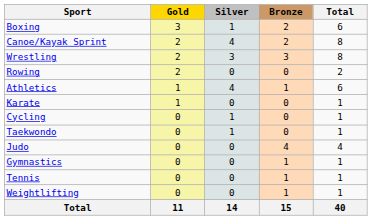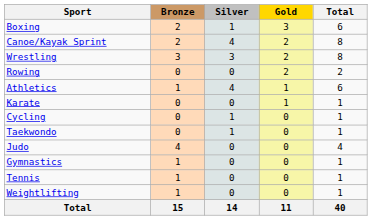columns swapped: (178, 12) <-> (286, 12)
